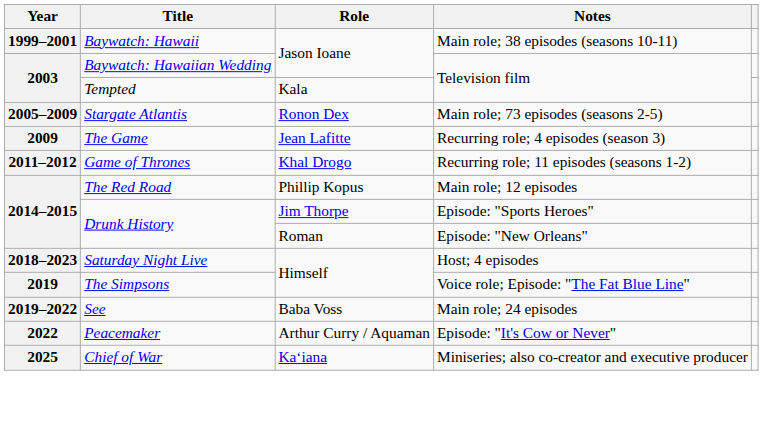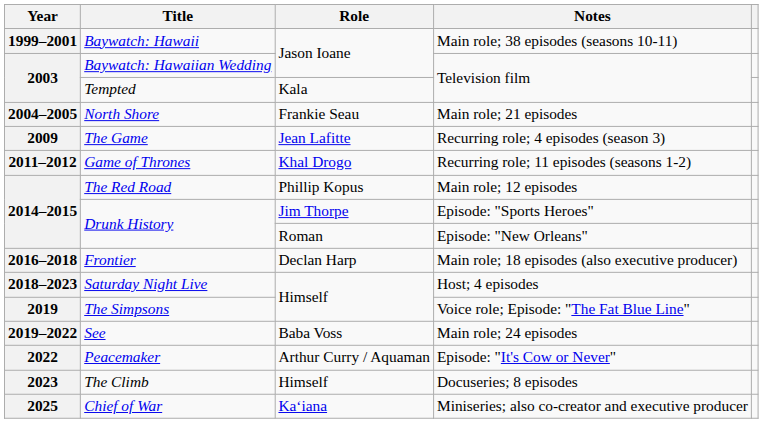+ row: (122, 114)
- row: (136, 114)
+ row: (110, 260)
+ row: (116, 382)
